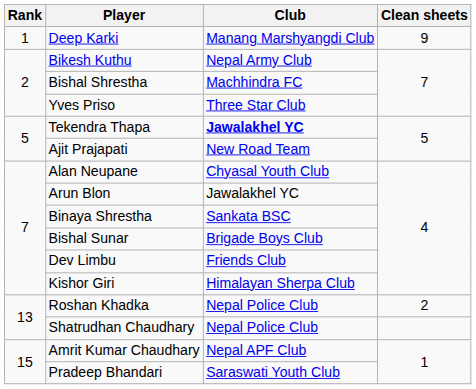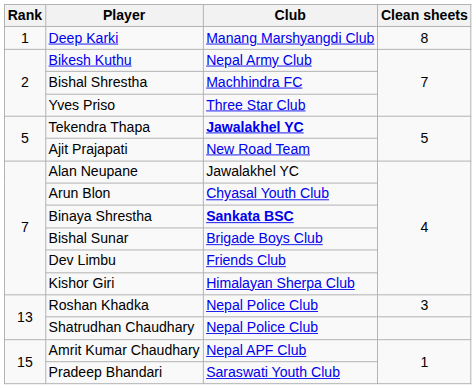(424, 37) 9 -> (424, 37) 8
(268, 171) Chyasal Youth Club -> (253, 171) Jawalakhel YC
(253, 194) Jawalakhel YC -> (268, 194) Chyasal Youth Club
(248, 216) normal -> (250, 216) bold
(424, 305) 2 -> (424, 305) 3
